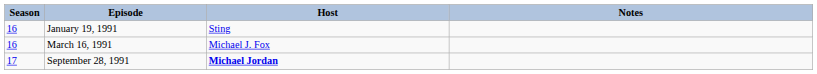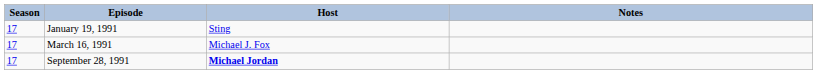(12, 28) 16 -> (12, 28) 17
(12, 45) 16 -> (12, 45) 17
